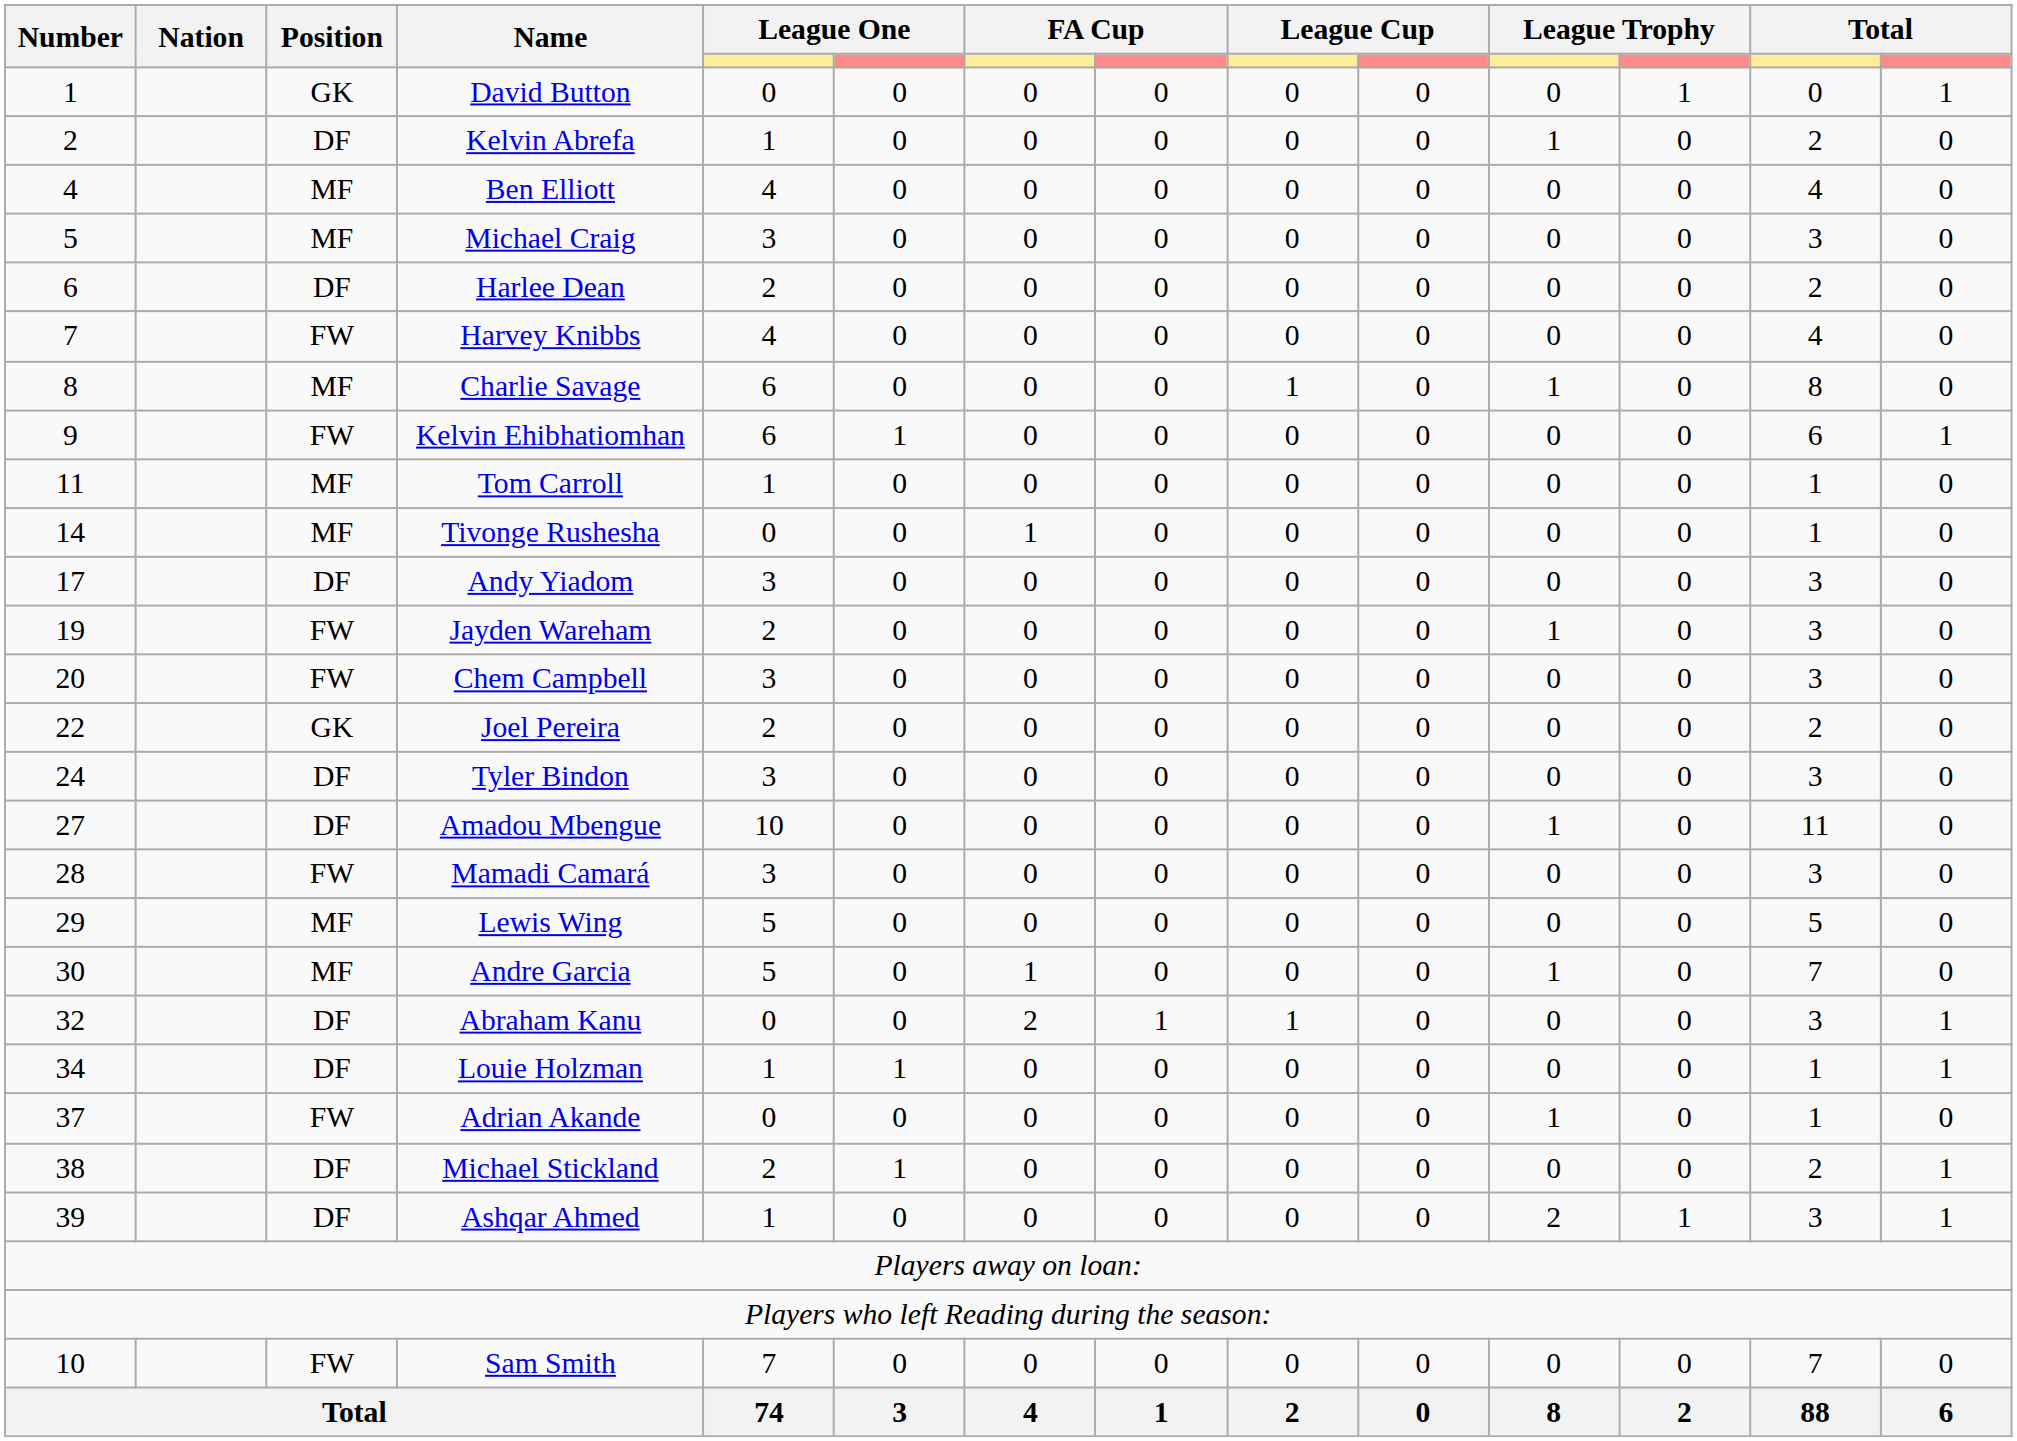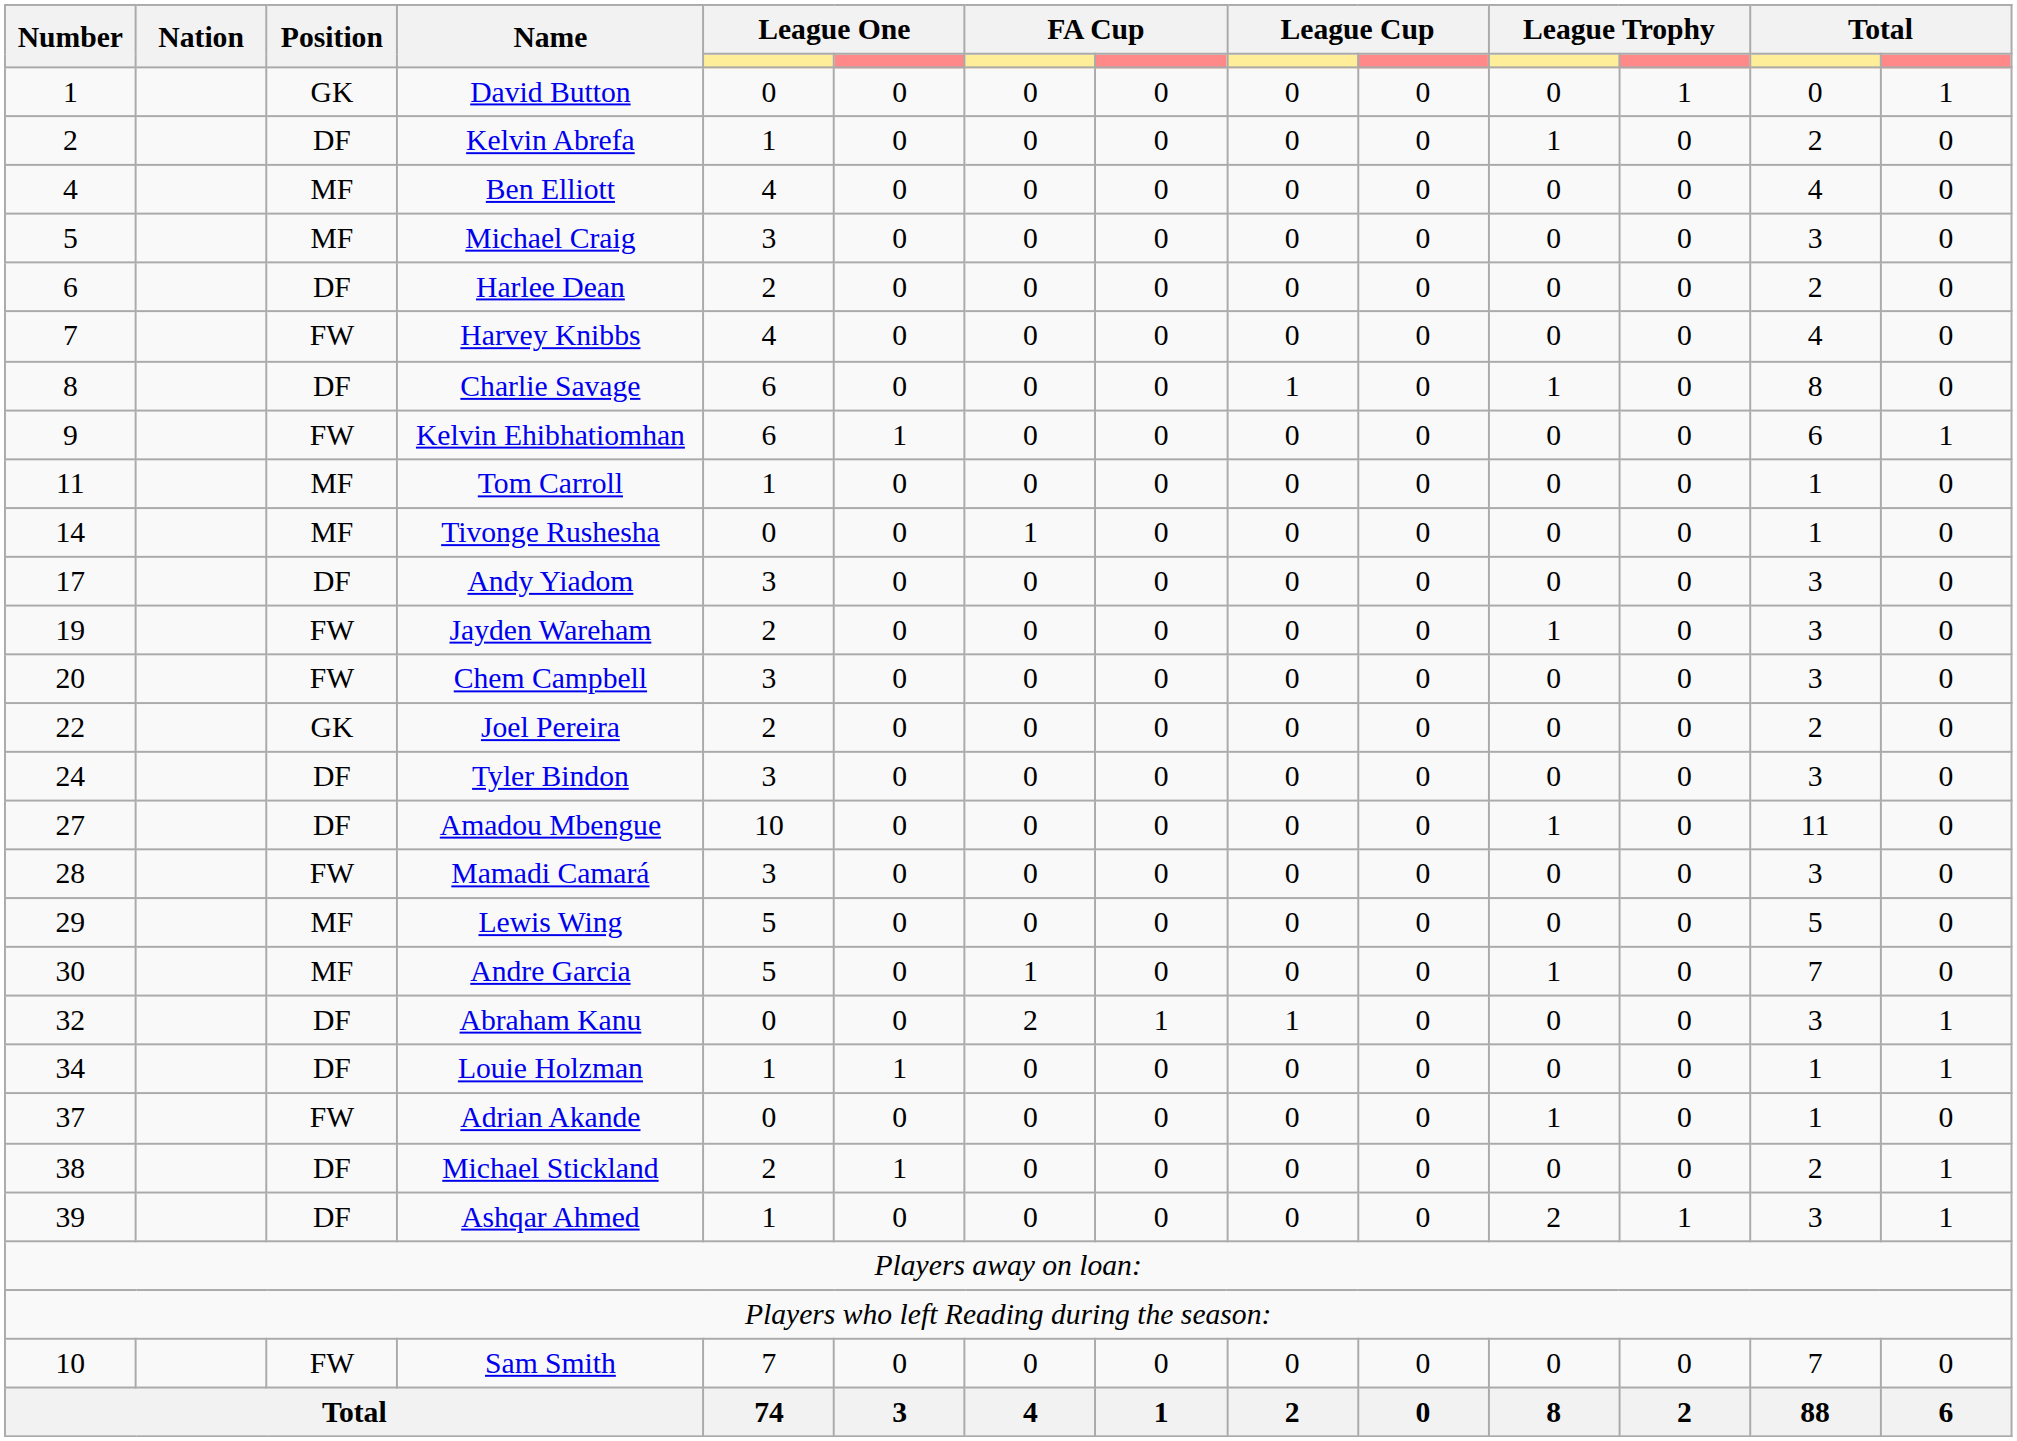(332, 384) MF -> (332, 384) DF
